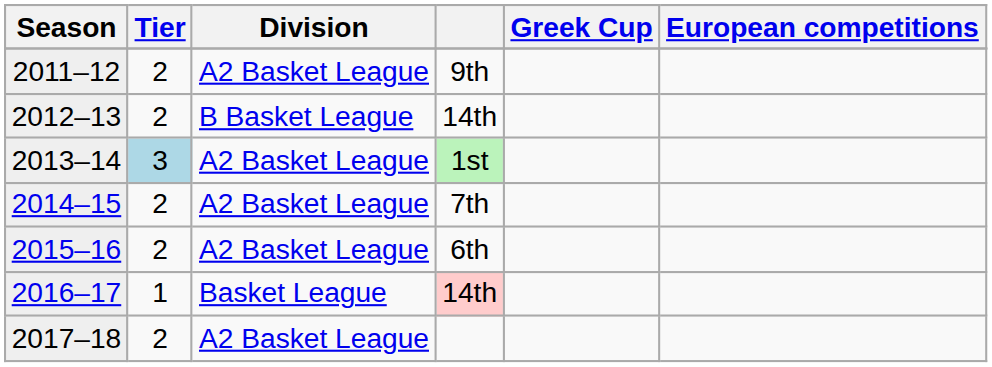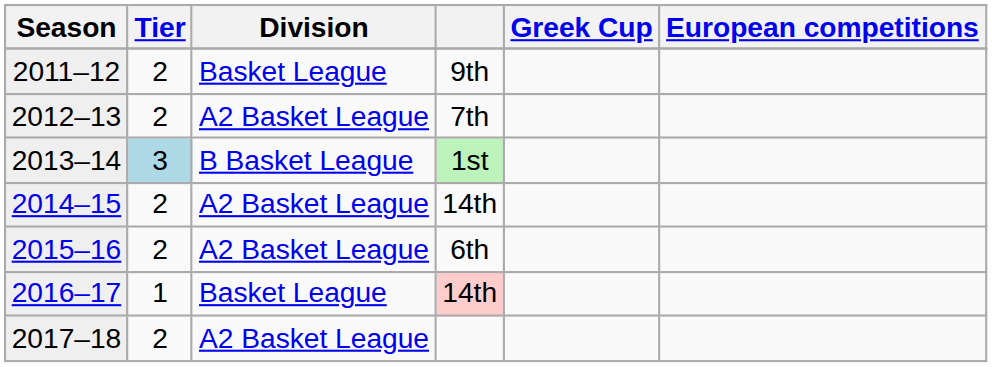(314, 71) A2 Basket League -> (293, 71) Basket League
(306, 116) B Basket League -> (314, 116) A2 Basket League
(470, 116) 14th -> (470, 116) 7th
(314, 160) A2 Basket League -> (306, 160) B Basket League
(470, 204) 7th -> (470, 204) 14th
